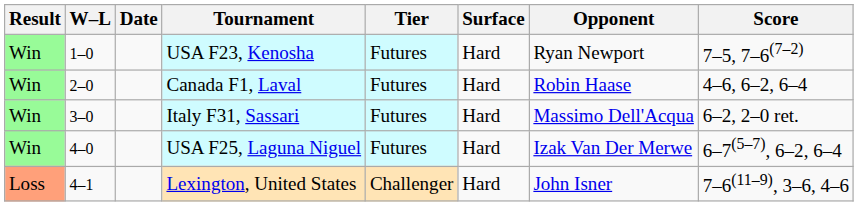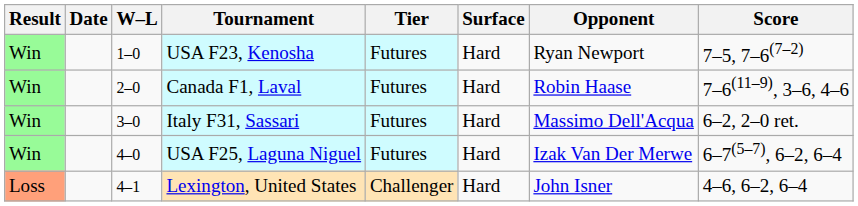columns swapped: (90, 19) <-> (139, 19)
(755, 85) 4–6, 6–2, 6–4 -> (776, 87) 7–6(11–9), 3–6, 4–6
(776, 183) 7–6(11–9), 3–6, 4–6 -> (755, 186) 4–6, 6–2, 6–4
